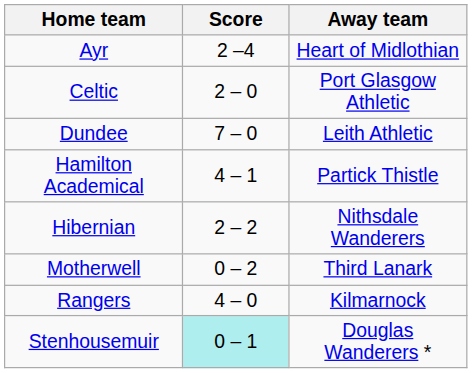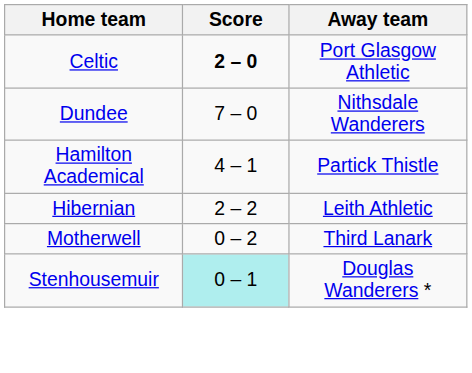- row: (94, 50)
(236, 92) normal -> (236, 61) bold
(378, 133) Leith Athletic -> (378, 113) Nithsdale Wanderers
(378, 227) Nithsdale Wanderers -> (378, 208) Leith Athletic
- row: (94, 300)
